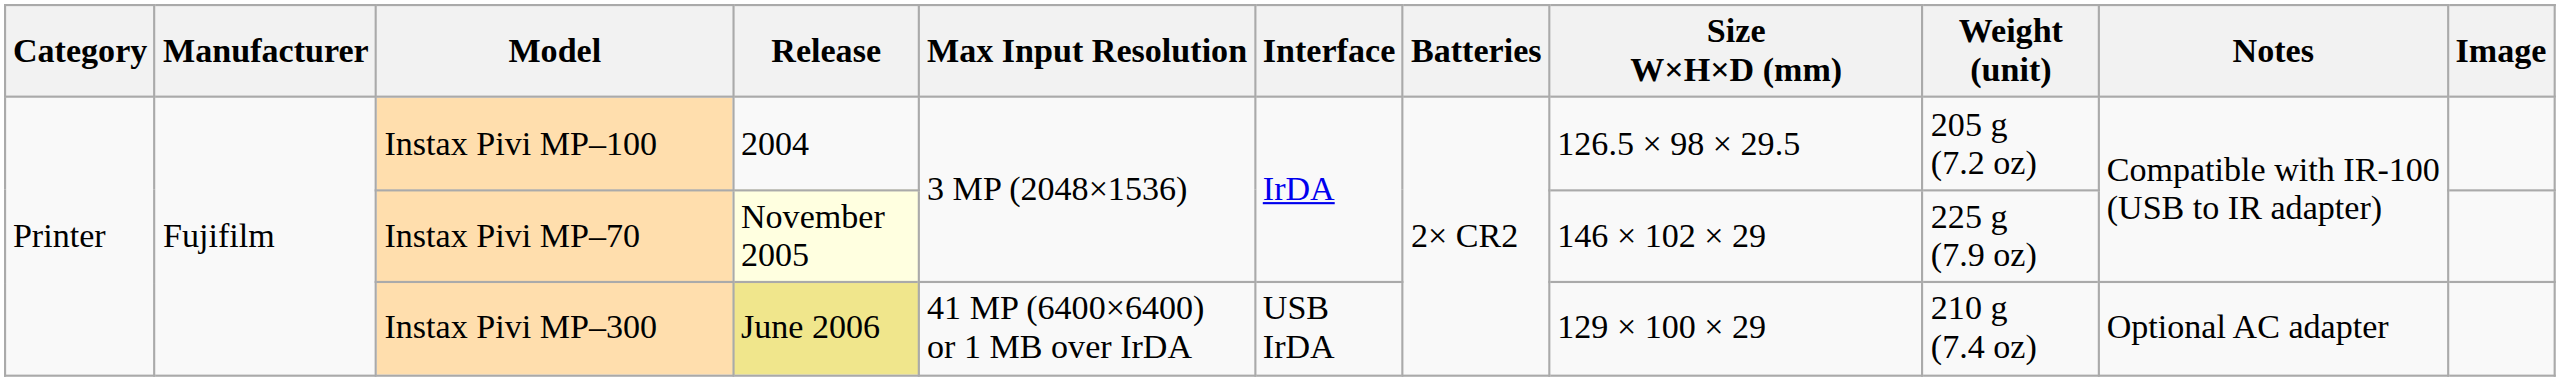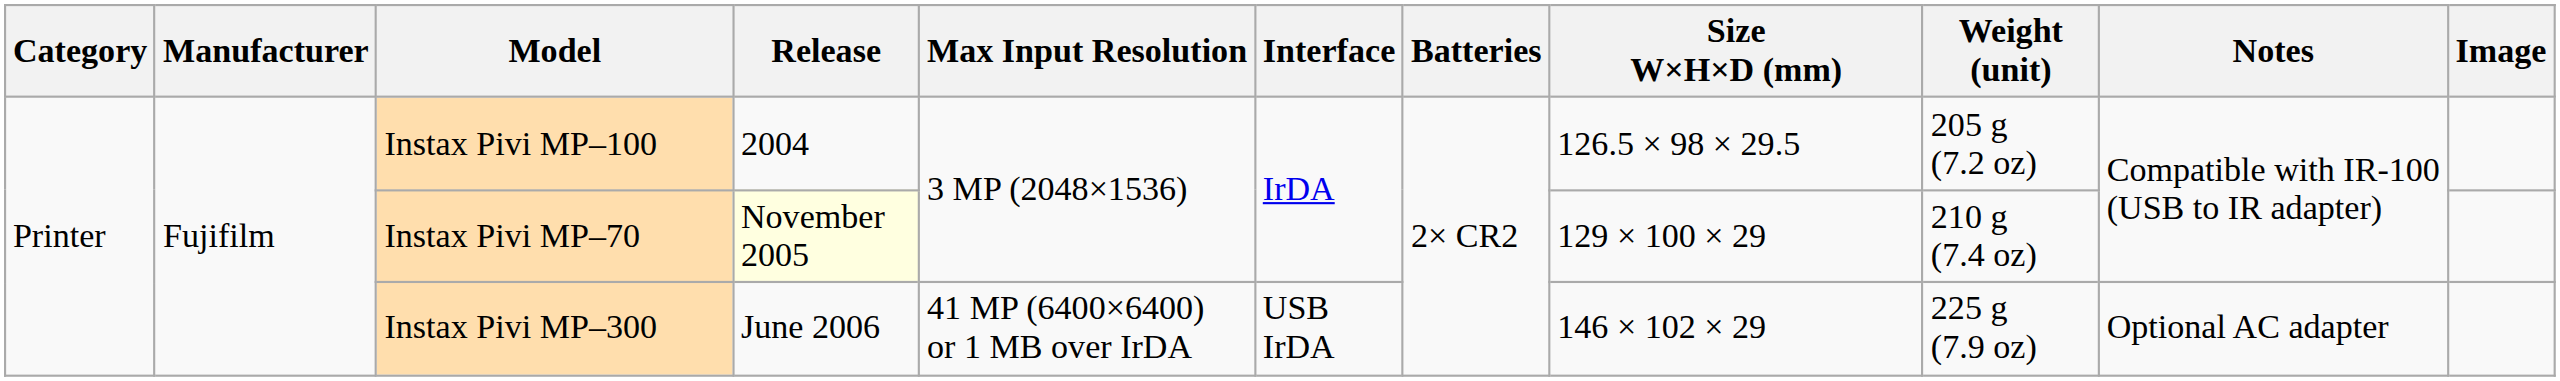(1662, 235) 146 × 102 × 29 -> (1662, 235) 129 × 100 × 29
(1984, 235) 225 g (7.9 oz) -> (1984, 235) 210 g (7.4 oz)
(811, 327) khaki background -> (811, 327) no background
(1662, 327) 129 × 100 × 29 -> (1662, 327) 146 × 102 × 29
(1984, 327) 210 g (7.4 oz) -> (1984, 327) 225 g (7.9 oz)
